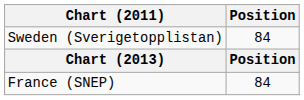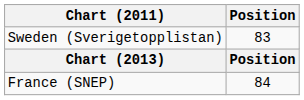(262, 38) 84 -> (262, 38) 83
